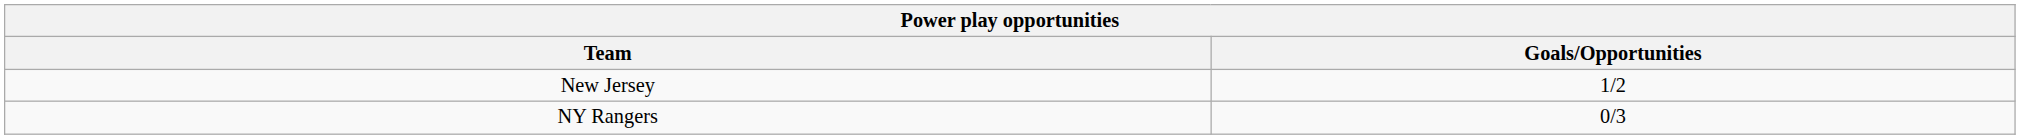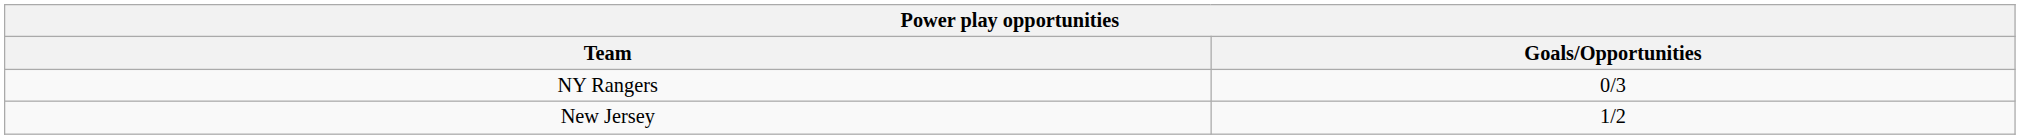rows swapped: (608, 117) <-> (608, 85)
